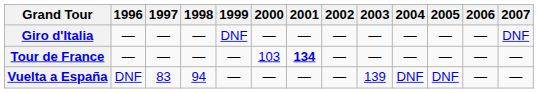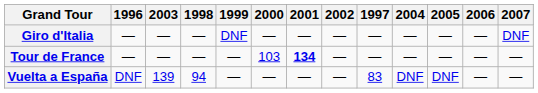columns swapped: (163, 14) <-> (375, 14)
